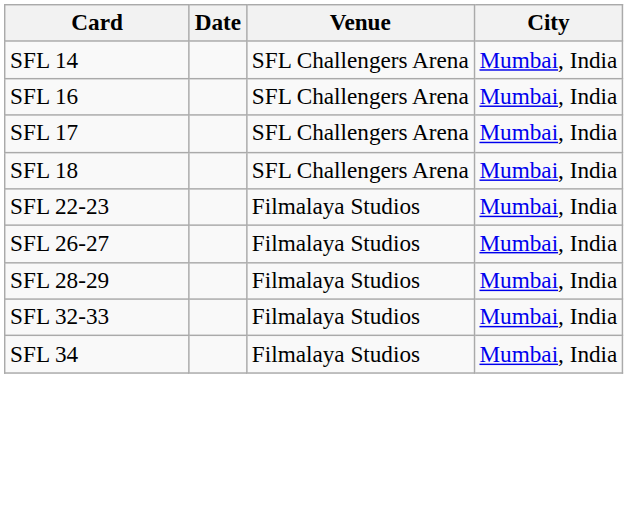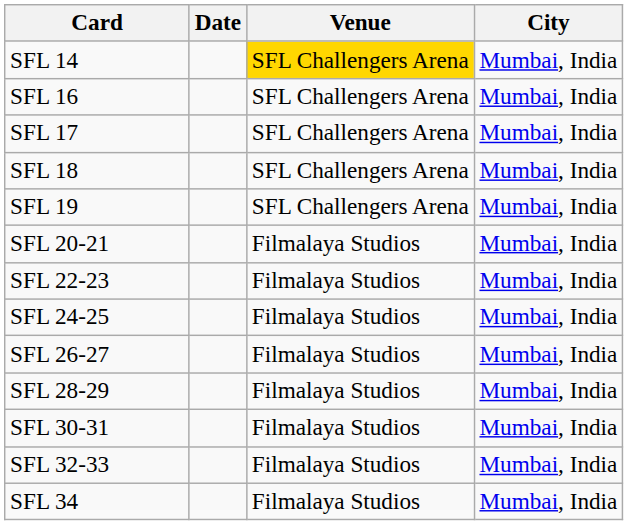(360, 59) no background -> (360, 59) gold background
+ row: (44, 206)
+ row: (60, 243)
+ row: (60, 317)
+ row: (60, 427)
